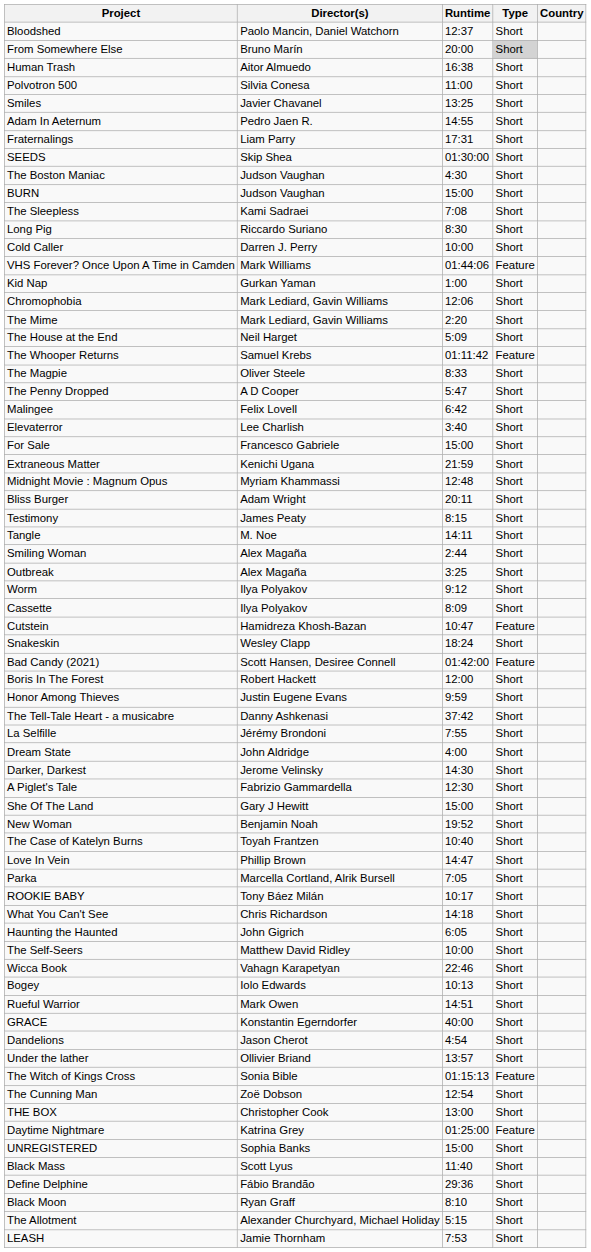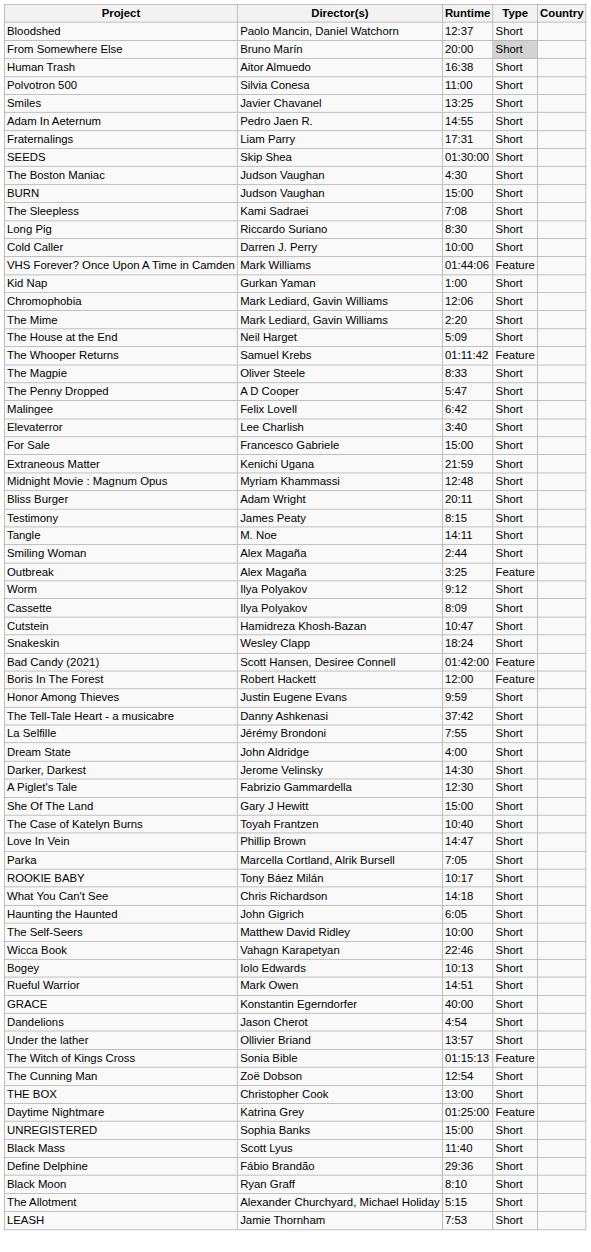(509, 572) Short -> (515, 572) Feature
(515, 626) Feature -> (509, 626) Short
(509, 680) Short -> (515, 680) Feature
- row: (39, 824)
